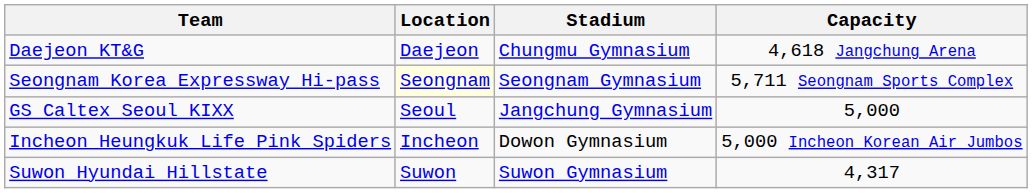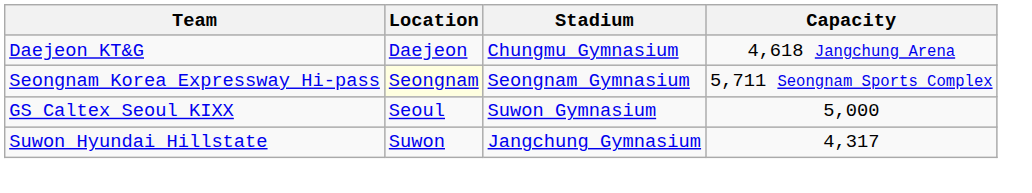(606, 112) Jangchung Gymnasium -> (572, 112) Suwon Gymnasium
- row: (200, 142)
(583, 173) Suwon Gymnasium -> (594, 142) Jangchung Gymnasium
